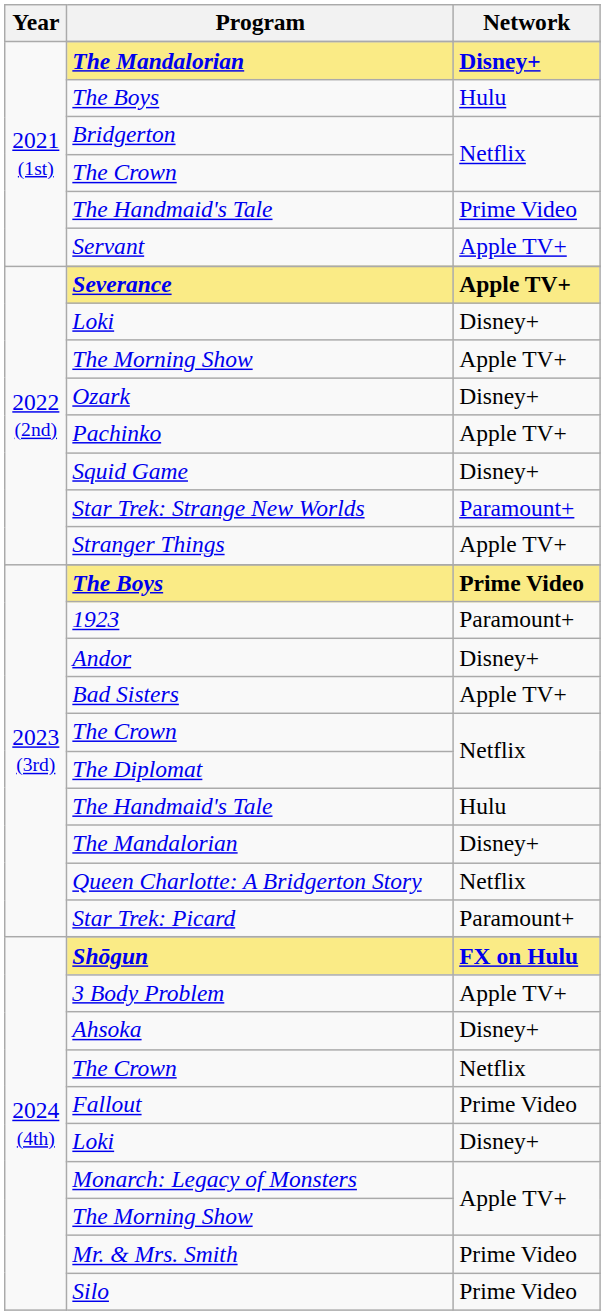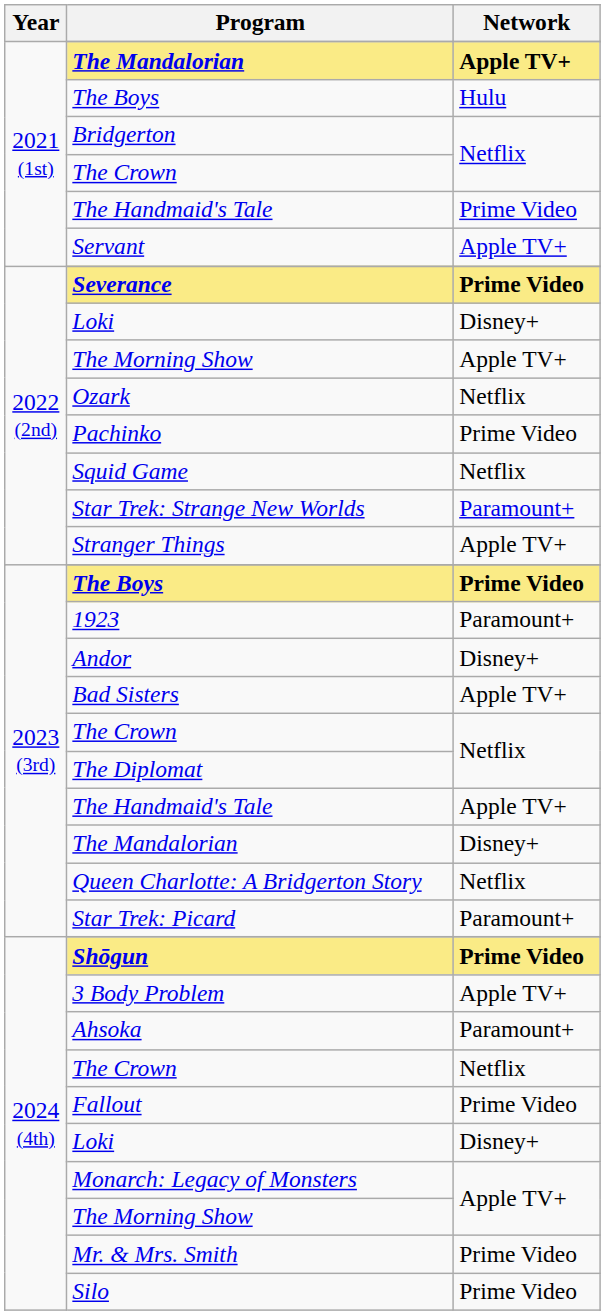(500, 60) Disney+ -> (515, 60) Apple TV+
(515, 284) Apple TV+ -> (522, 284) Prime Video
(499, 396) Disney+ -> (493, 396) Netflix
(513, 433) Apple TV+ -> (518, 433) Prime Video
(499, 470) Disney+ -> (493, 470) Netflix
(483, 806) Hulu -> (513, 806) Apple TV+
(519, 955) FX on Hulu -> (522, 955) Prime Video
(499, 1030) Disney+ -> (517, 1030) Paramount+
